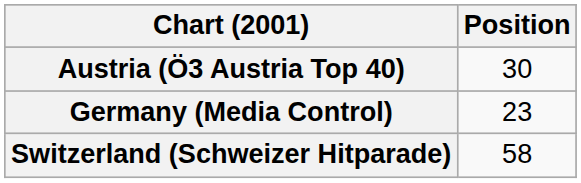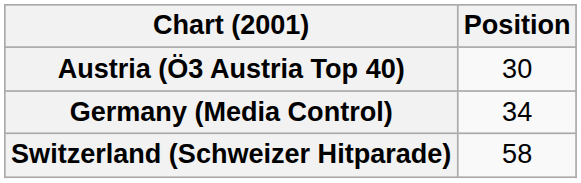(517, 111) 23 -> (517, 111) 34
